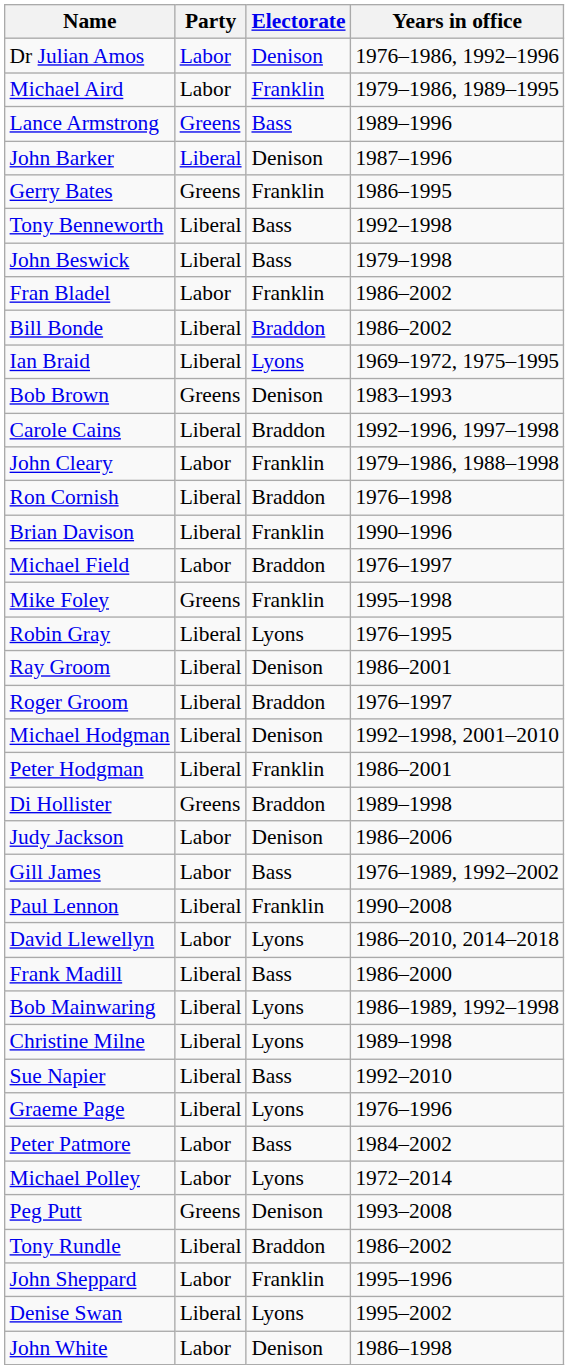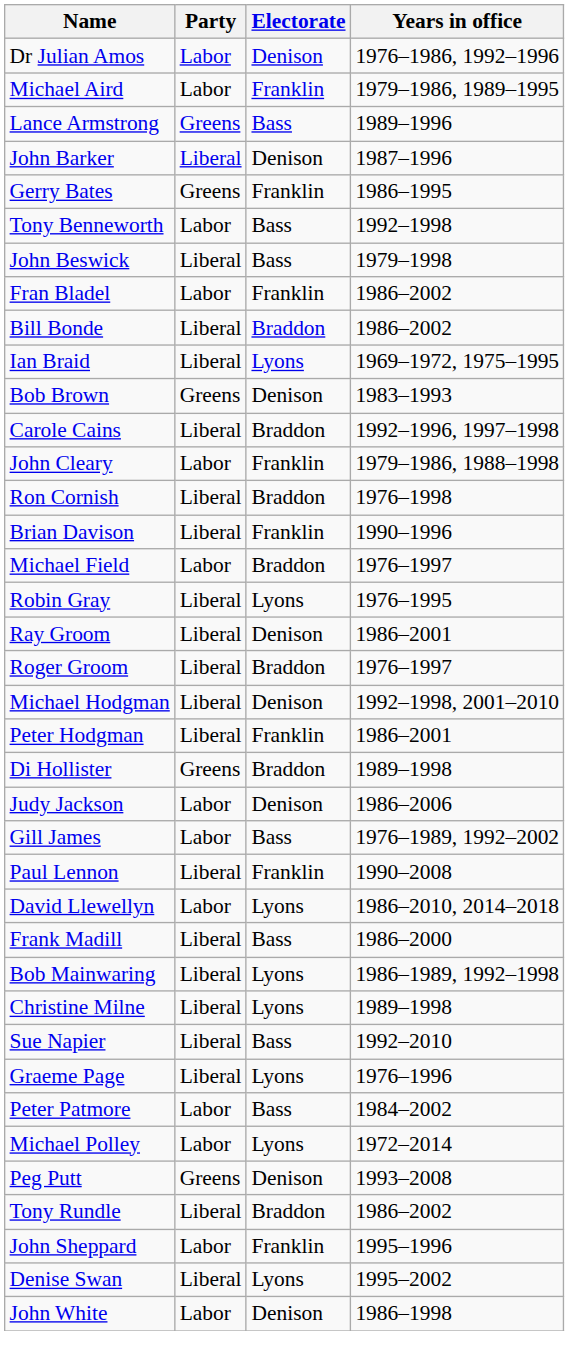(211, 225) Liberal -> (205, 225) Labor
- row: (59, 599)
